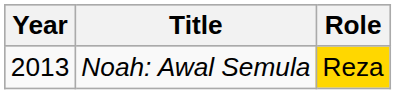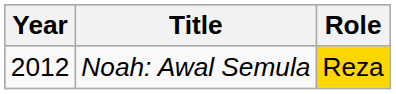(40, 66) 2013 -> (40, 66) 2012
